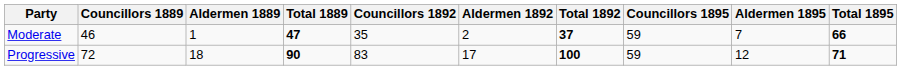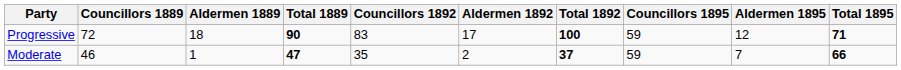rows swapped: (34, 34) <-> (41, 55)
